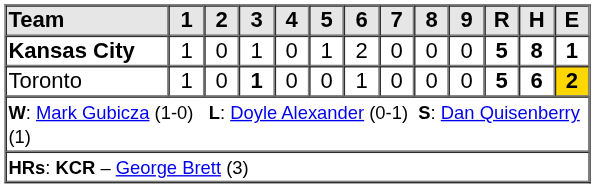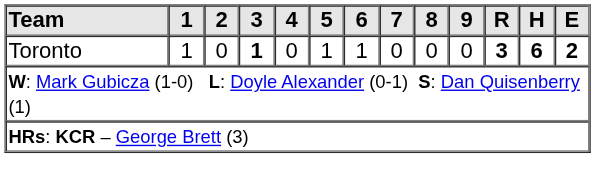- row: (72, 50)
(327, 81) 0 -> (327, 50) 1
(502, 81) 5 -> (502, 50) 3
(572, 81) gold background -> (572, 50) no background
